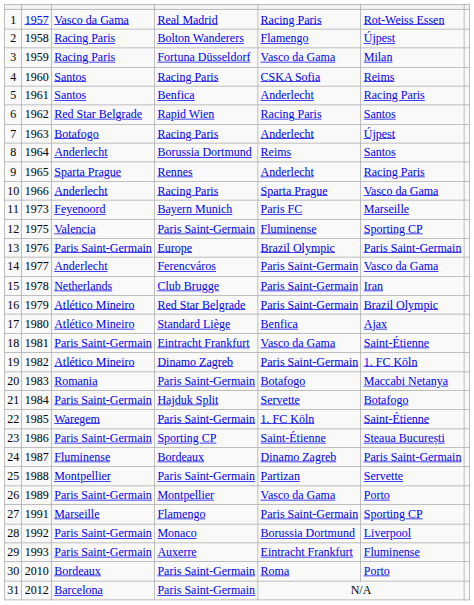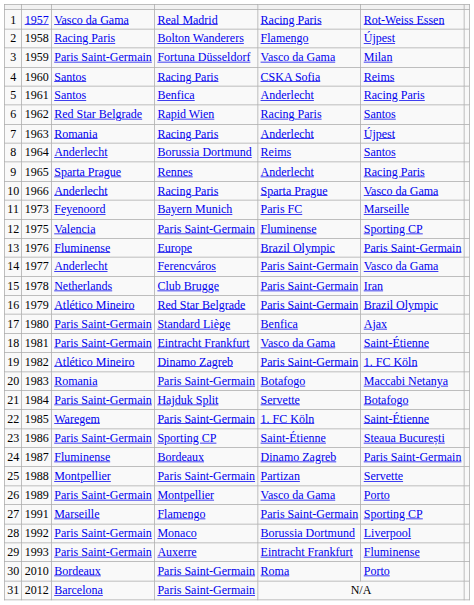(85, 57) Racing Paris -> (103, 57) Paris Saint-Germain
(77, 133) Botafogo -> (76, 133) Romania
(103, 247) Paris Saint-Germain -> (82, 247) Fluminense
(94, 324) Atlético Mineiro -> (103, 324) Paris Saint-Germain
